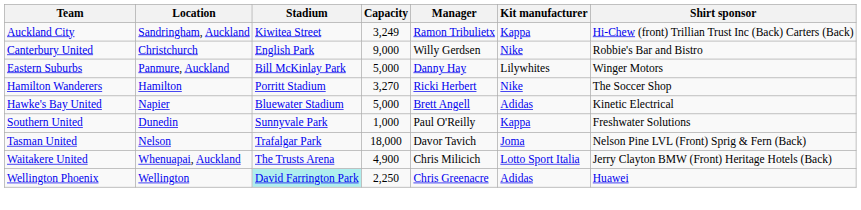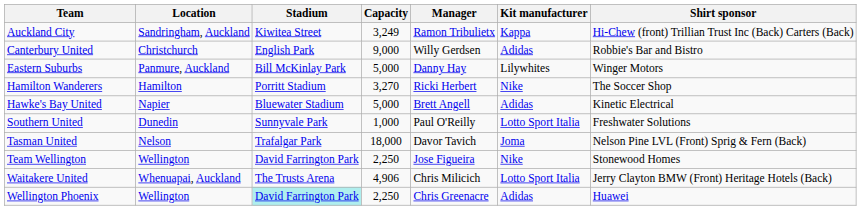(512, 50) Nike -> (517, 50) Adidas
(515, 123) Kappa -> (540, 123) Lotto Sport Italia
+ row: (47, 159)
(386, 159) 4,900 -> (386, 178) 4,906
